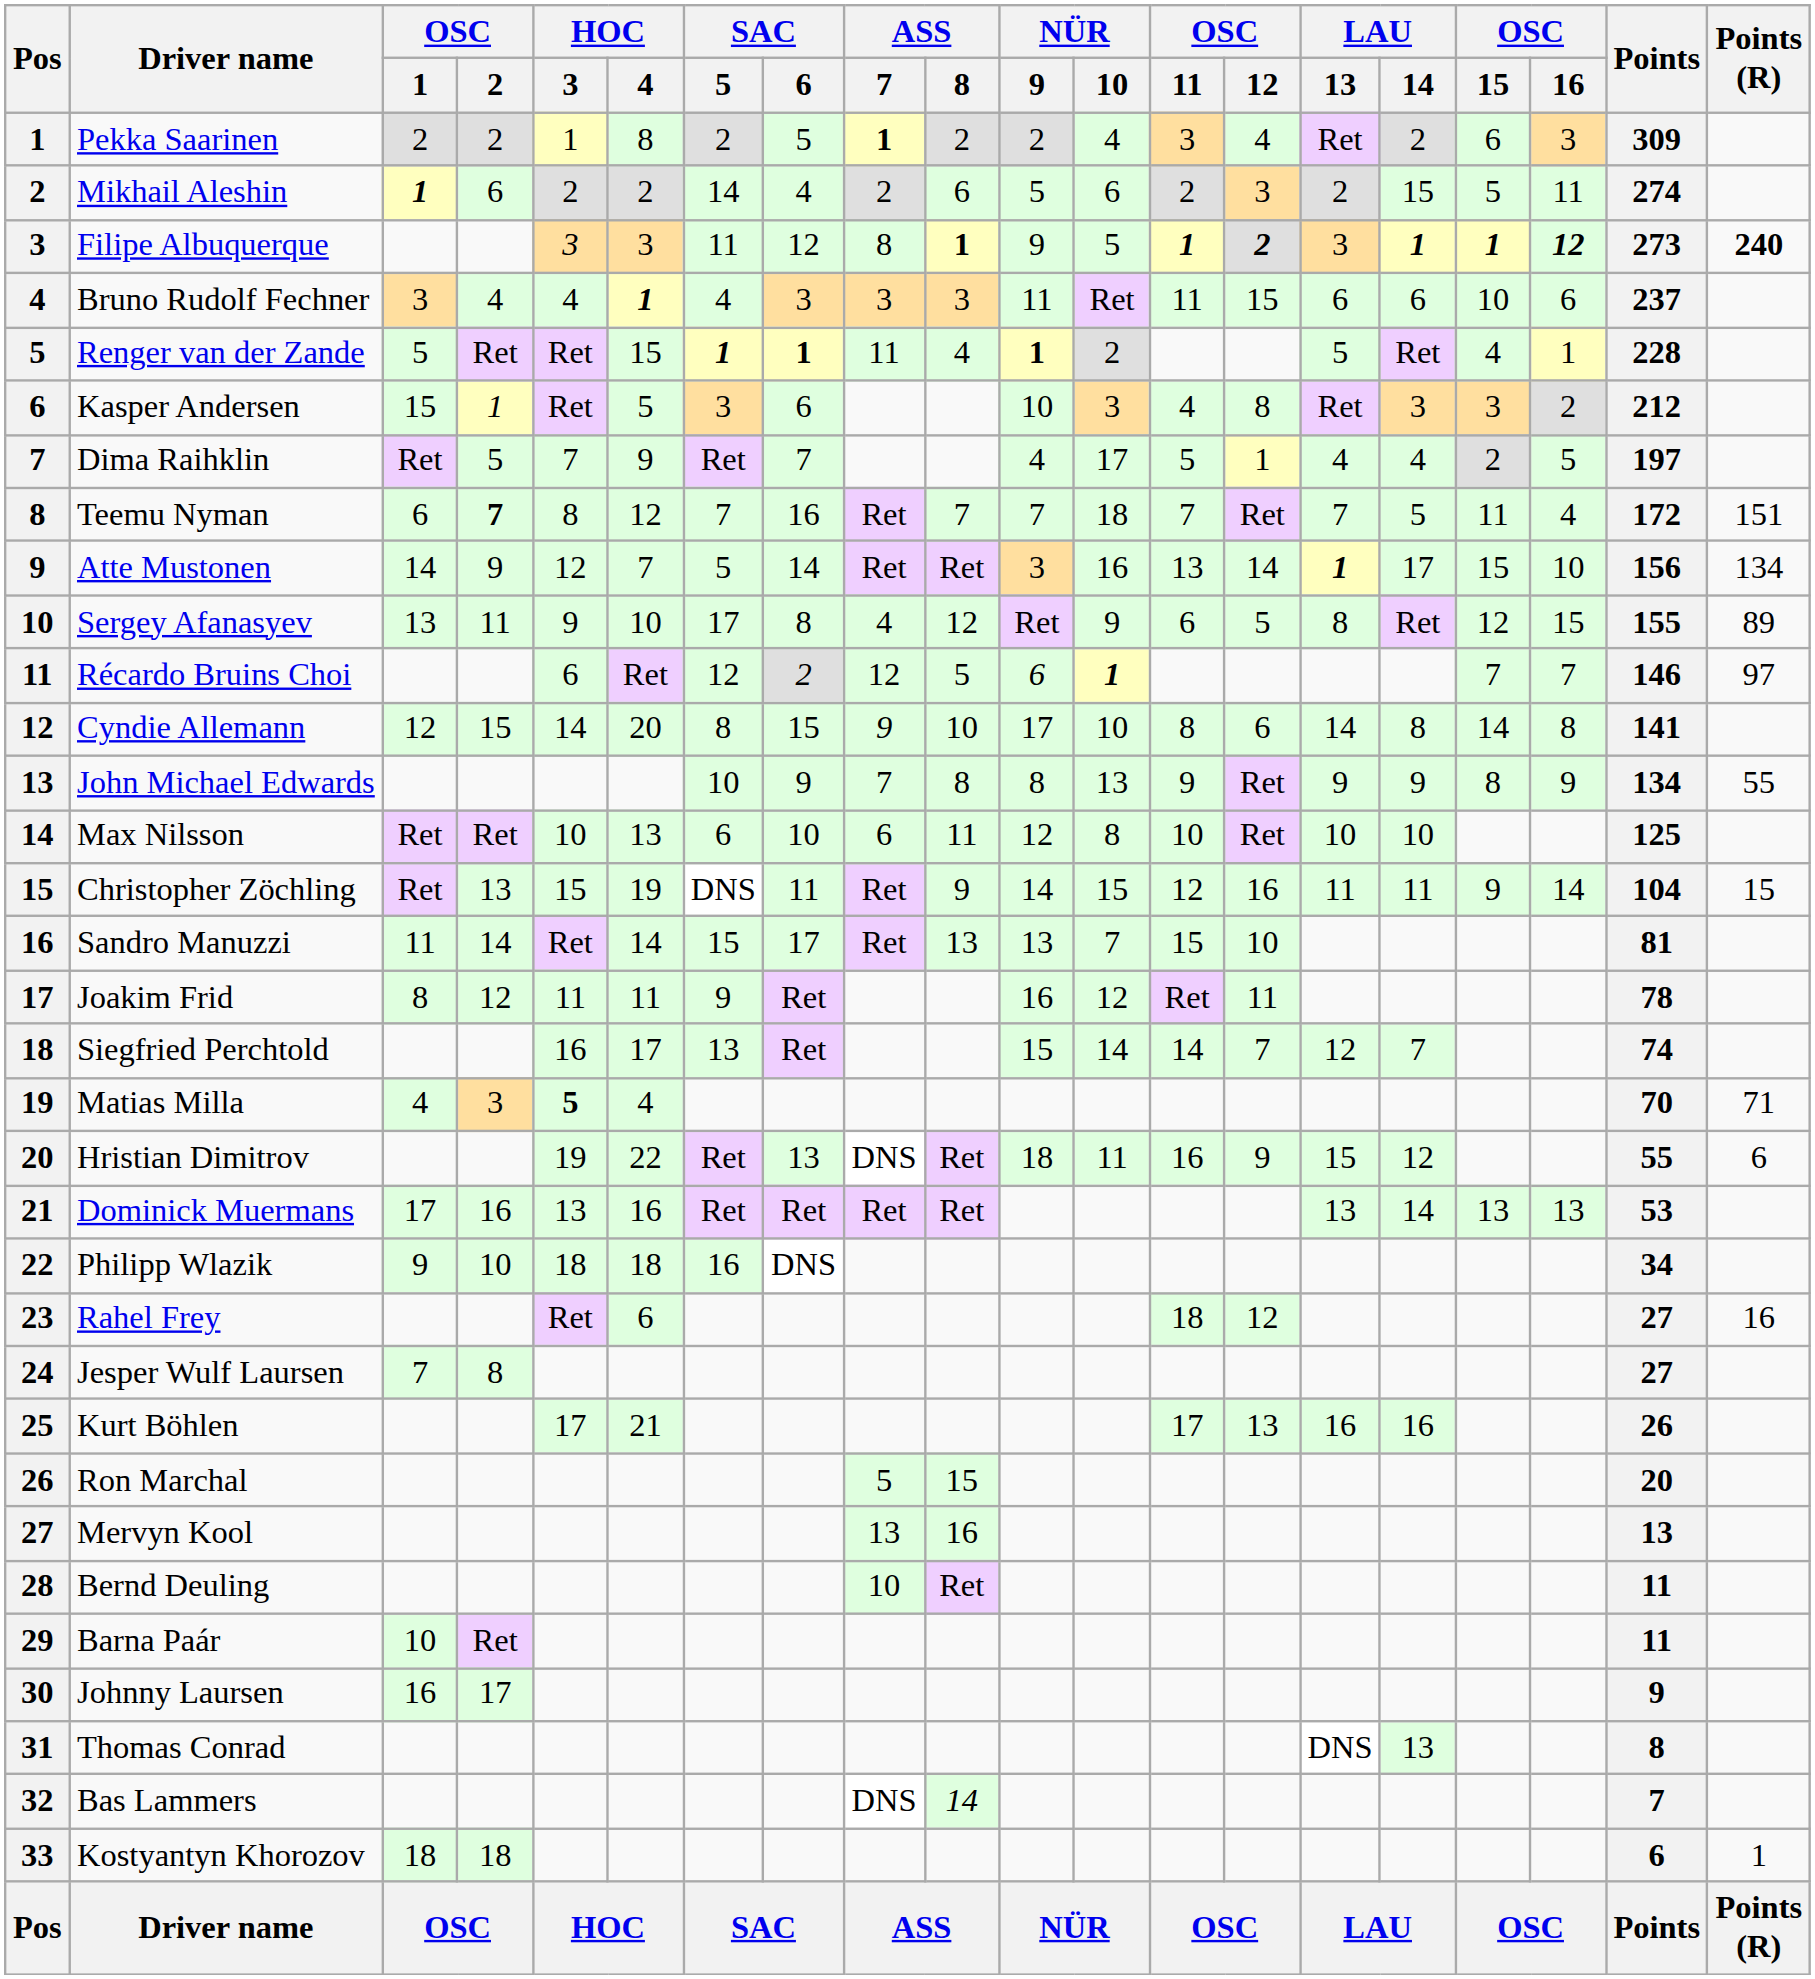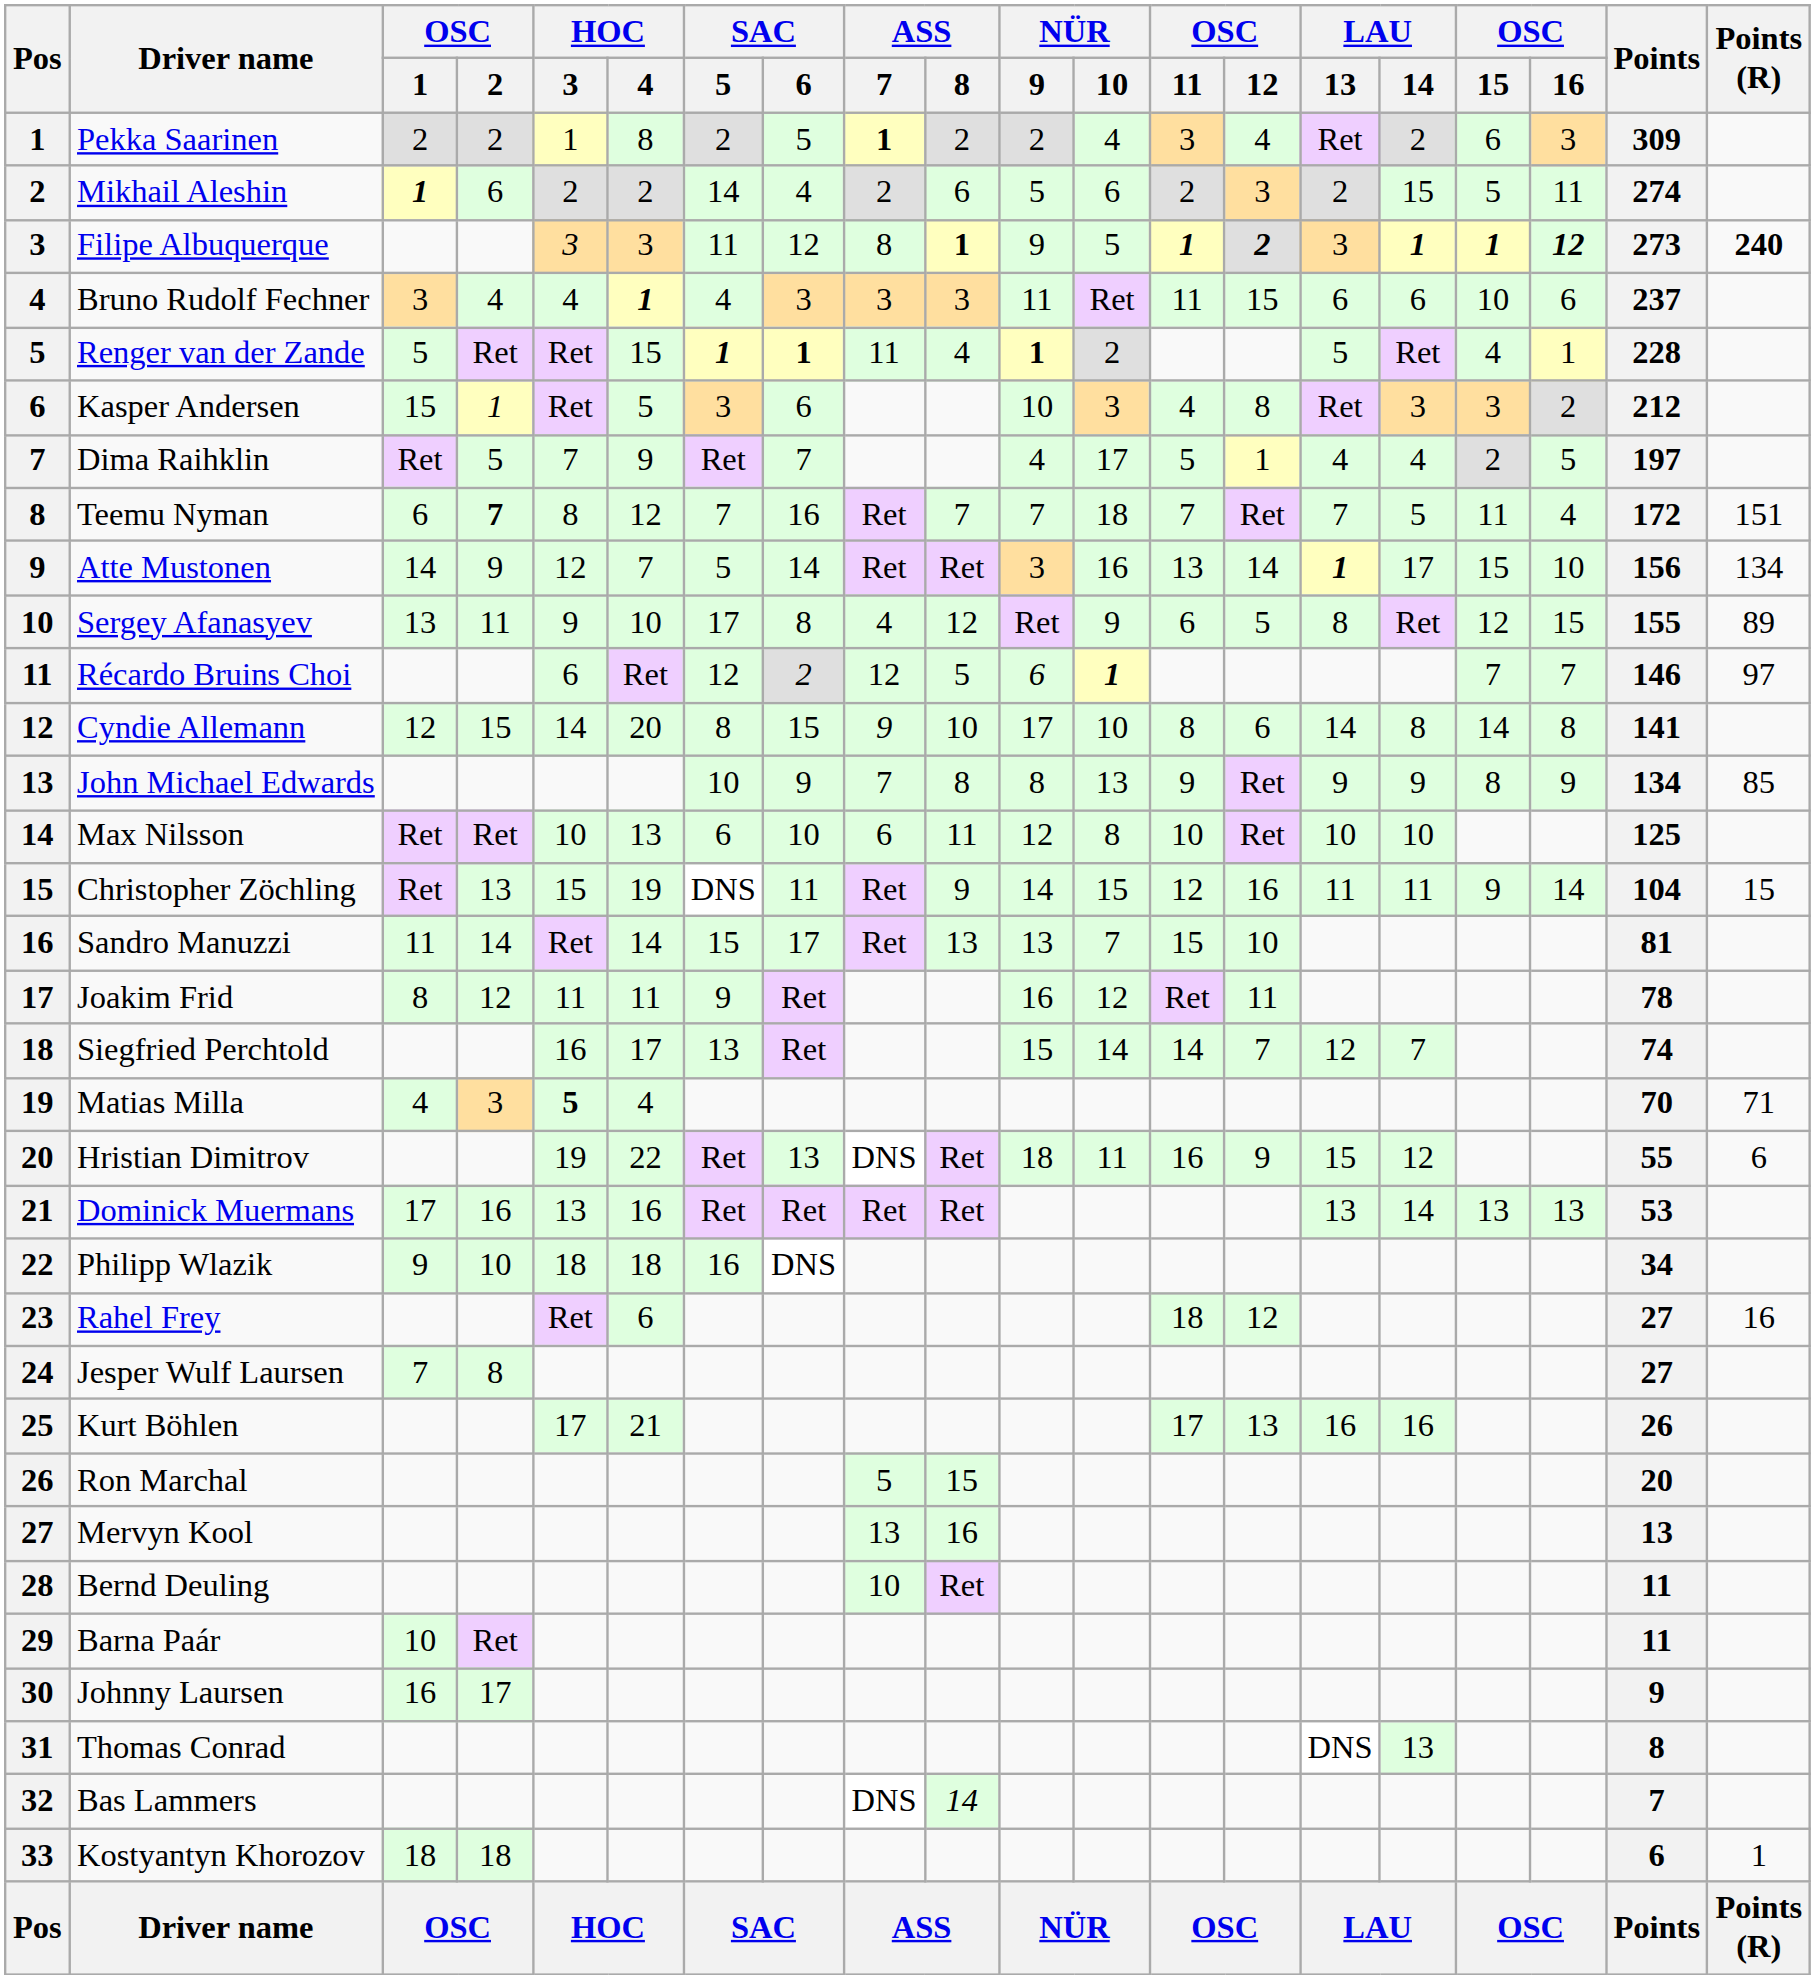(1759, 781) 55 -> (1759, 781) 85
